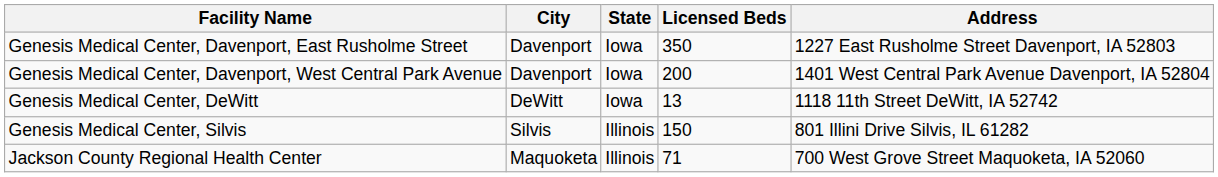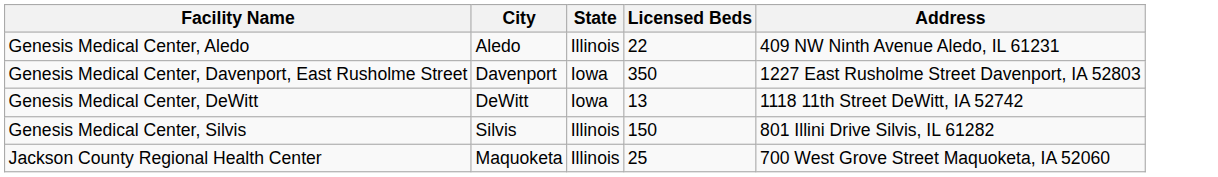+ row: (129, 46)
- row: (255, 74)
(672, 158) 71 -> (638, 158) 25
